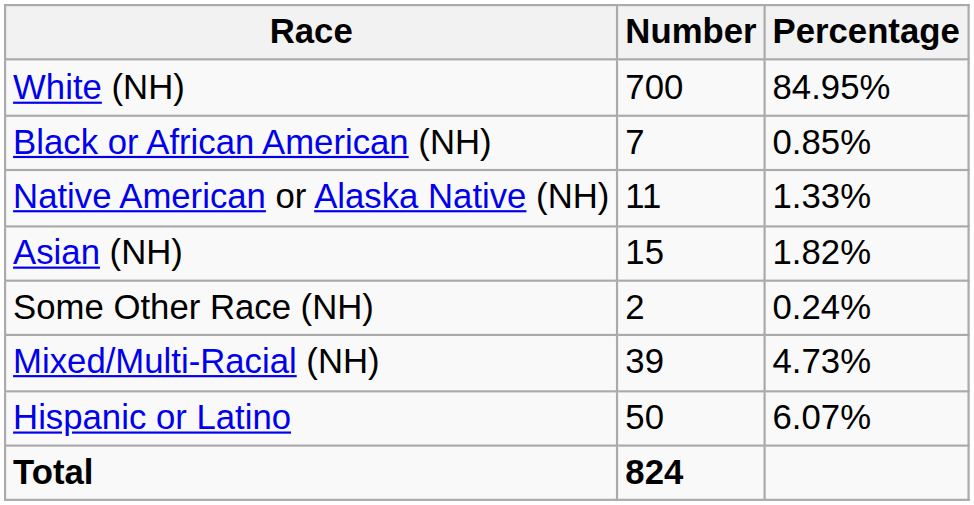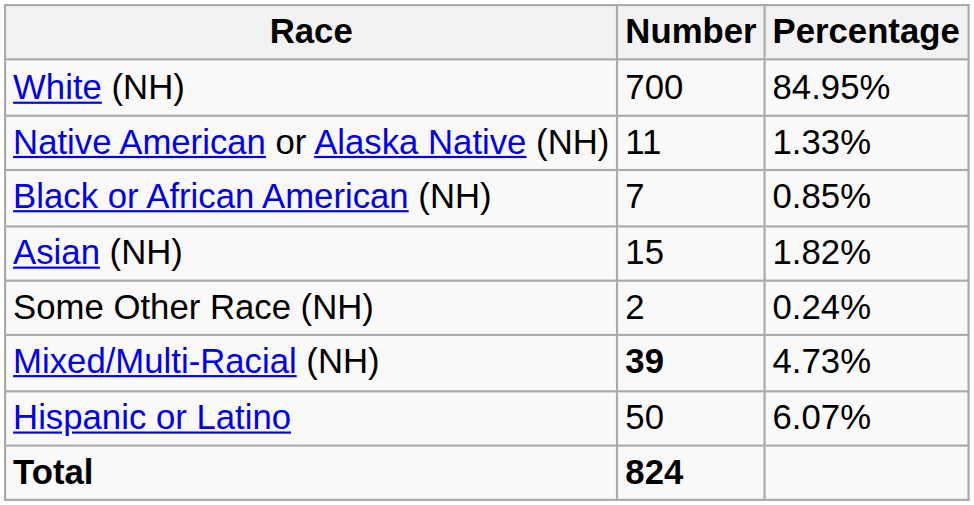rows swapped: (252, 142) <-> (311, 197)
(645, 362) normal -> (645, 362) bold
